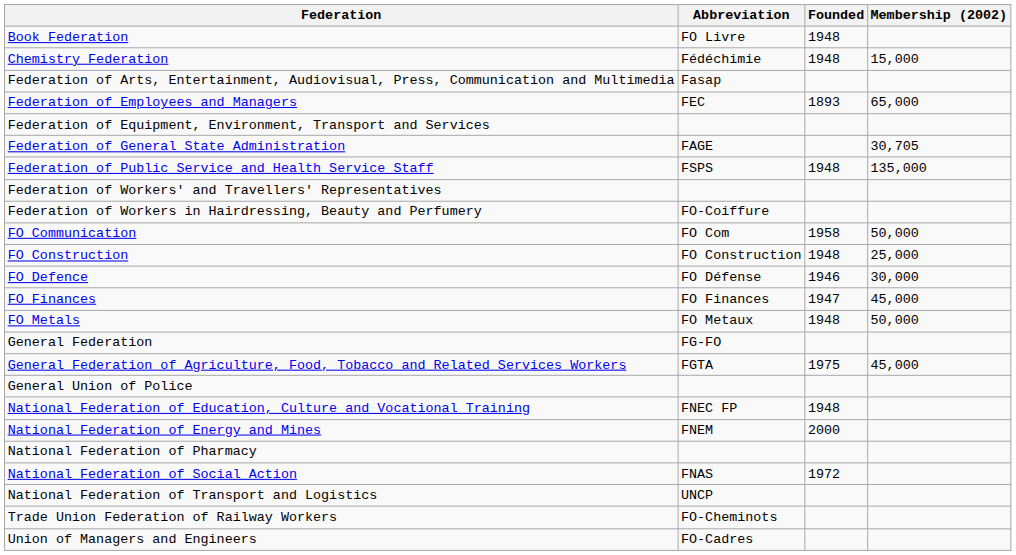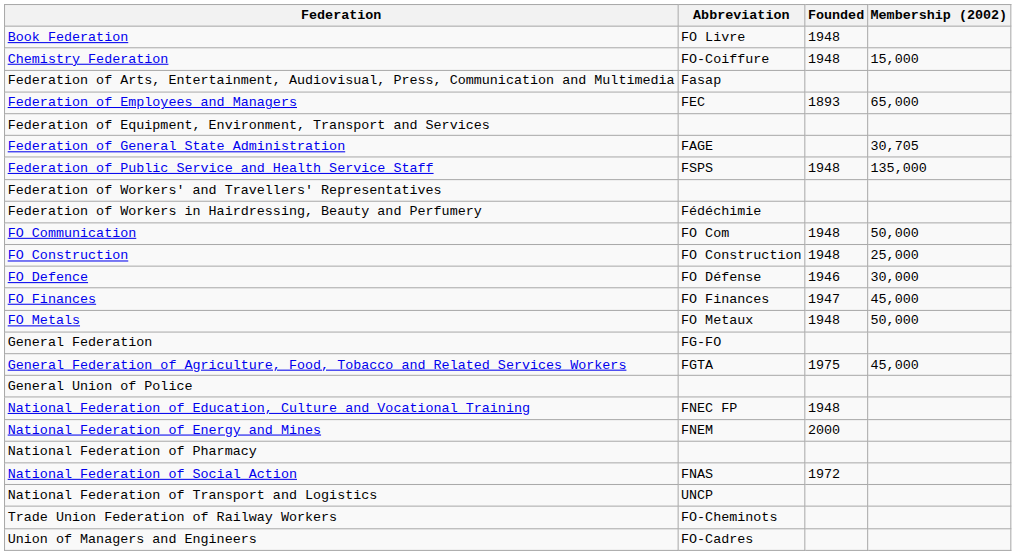(721, 59) Fédéchimie -> (725, 59) FO-Coiffure
(725, 212) FO-Coiffure -> (721, 212) Fédéchimie
(824, 234) 1958 -> (824, 234) 1948
